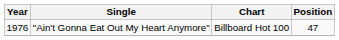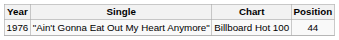(313, 27) 47 -> (313, 27) 44
